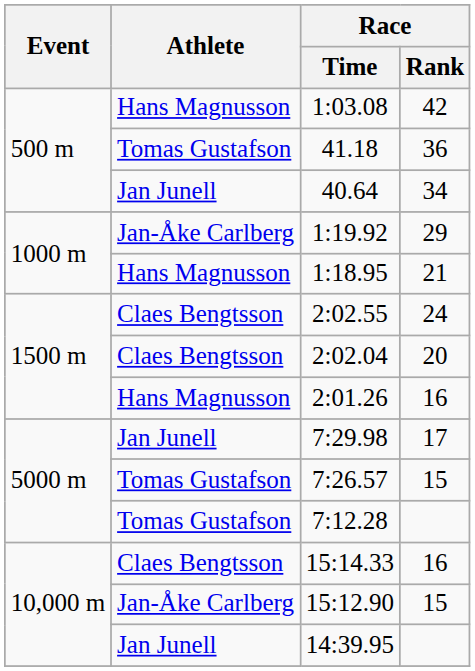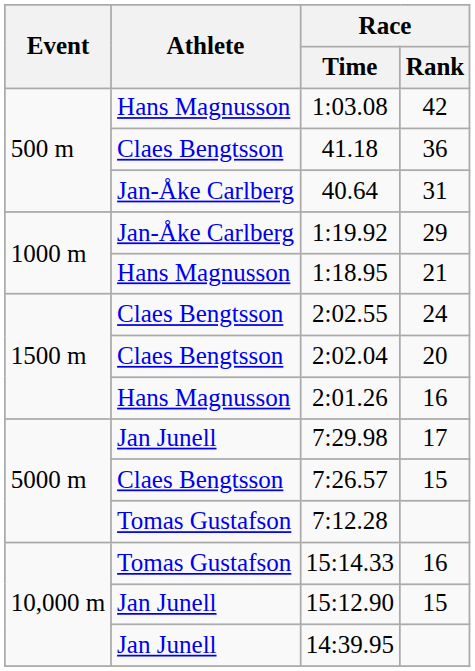(204, 149) Tomas Gustafson -> (200, 149) Claes Bengtsson
(167, 190) Jan Junell -> (206, 190) Jan-Åke Carlberg
(435, 190) 34 -> (435, 190) 31
(204, 480) Tomas Gustafson -> (200, 480) Claes Bengtsson
(200, 562) Claes Bengtsson -> (204, 562) Tomas Gustafson
(206, 604) Jan-Åke Carlberg -> (167, 604) Jan Junell
